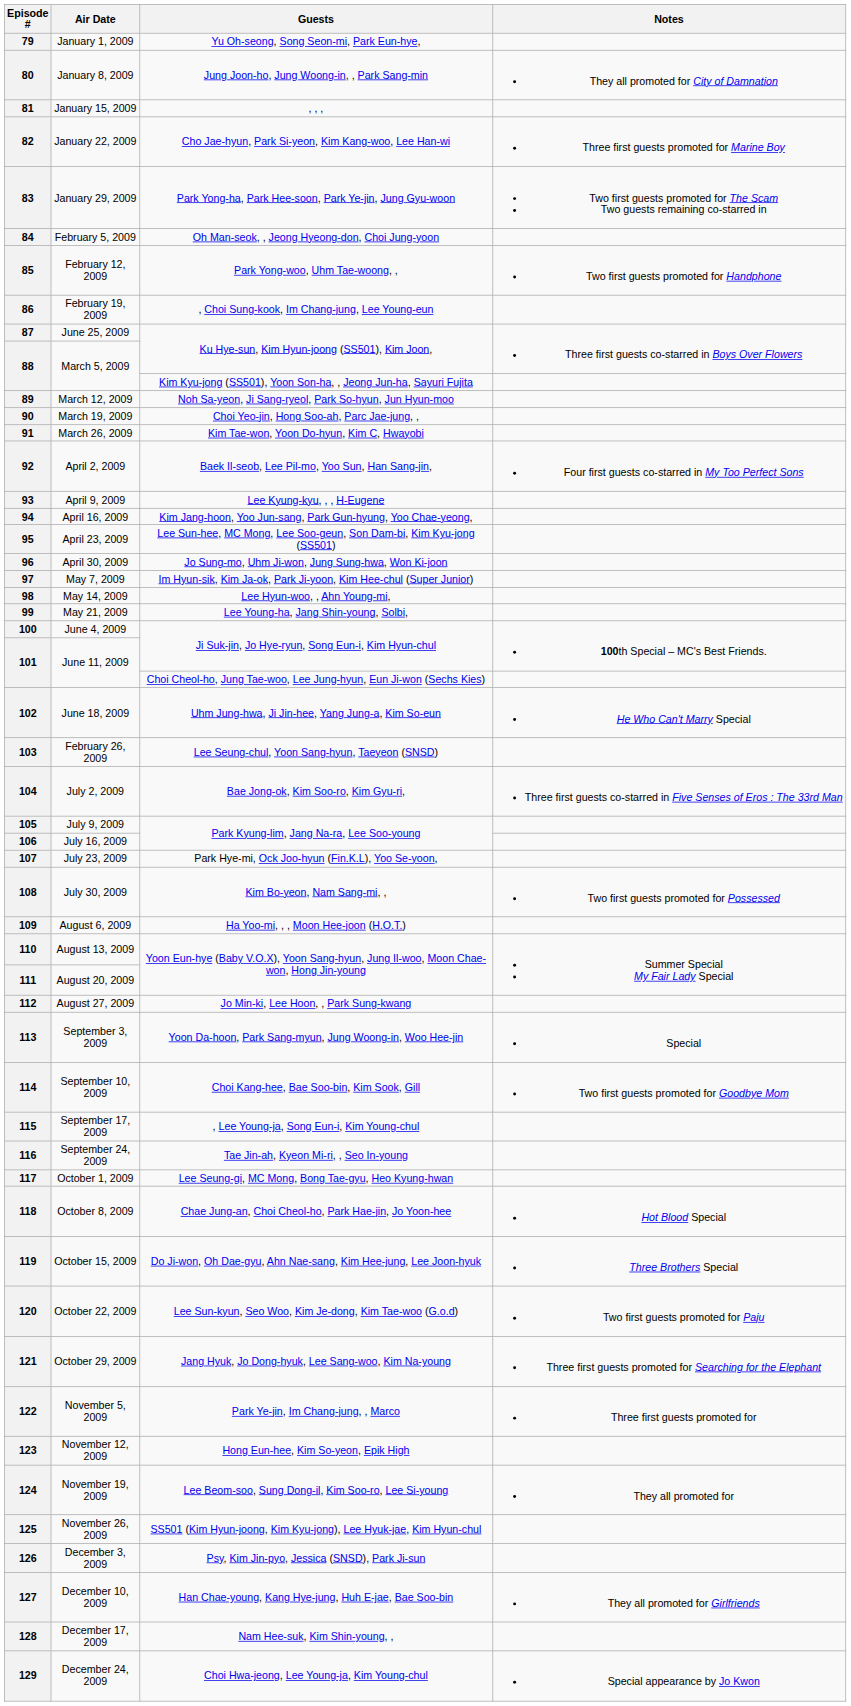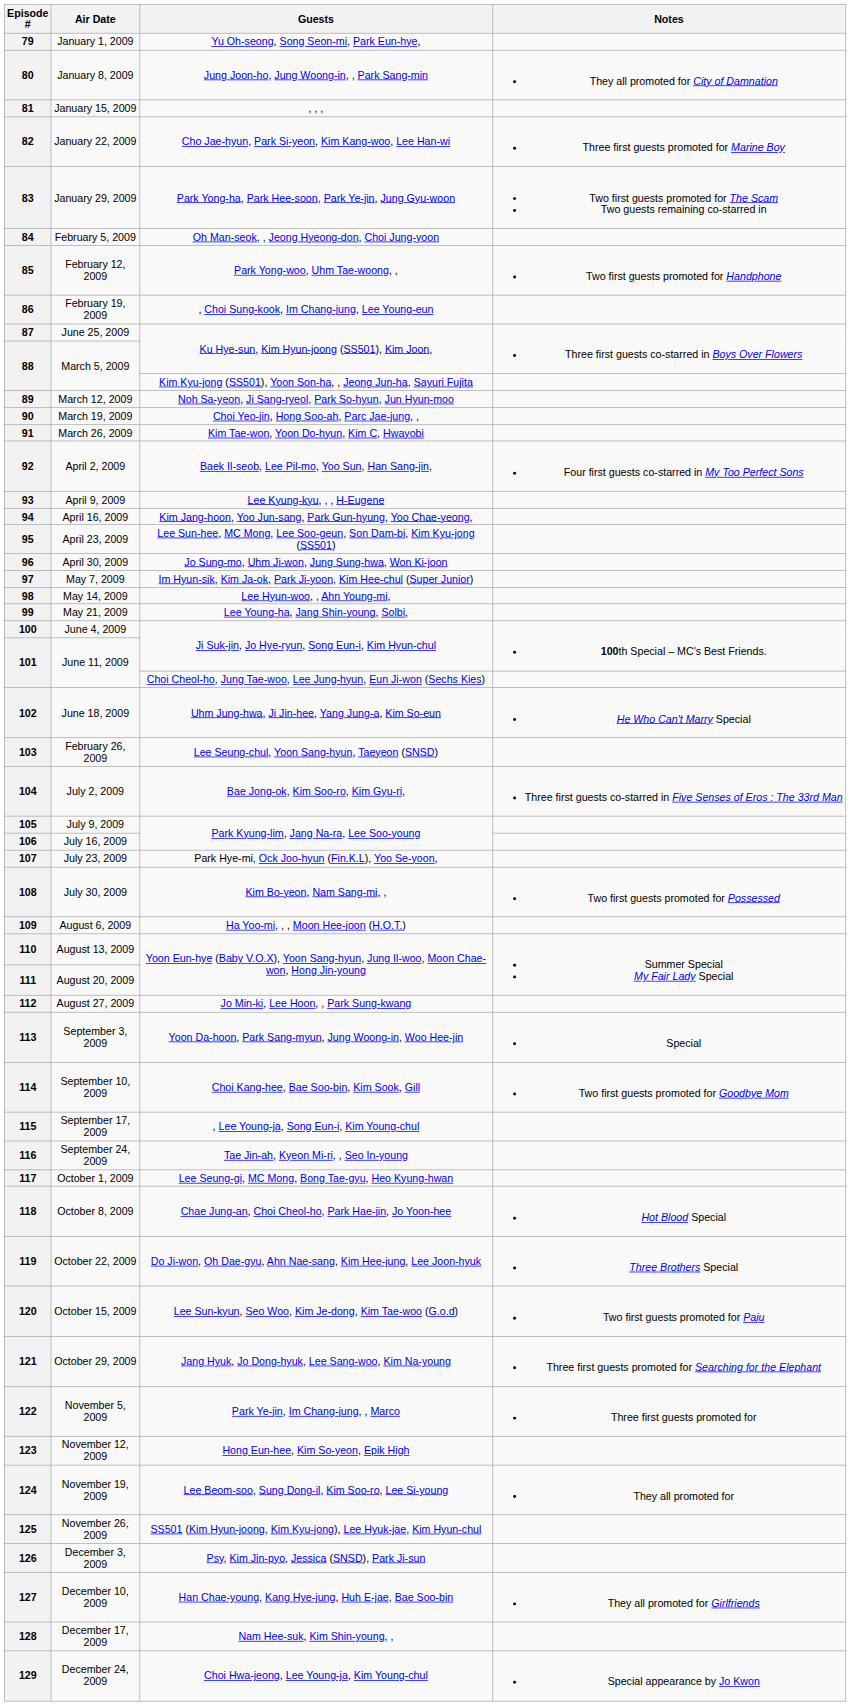(95, 1262) October 15, 2009 -> (95, 1262) October 22, 2009
(95, 1312) October 22, 2009 -> (95, 1312) October 15, 2009
